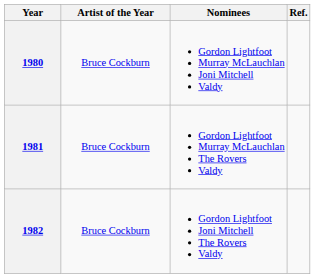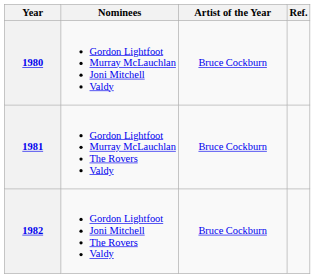columns swapped: (116, 12) <-> (228, 12)
